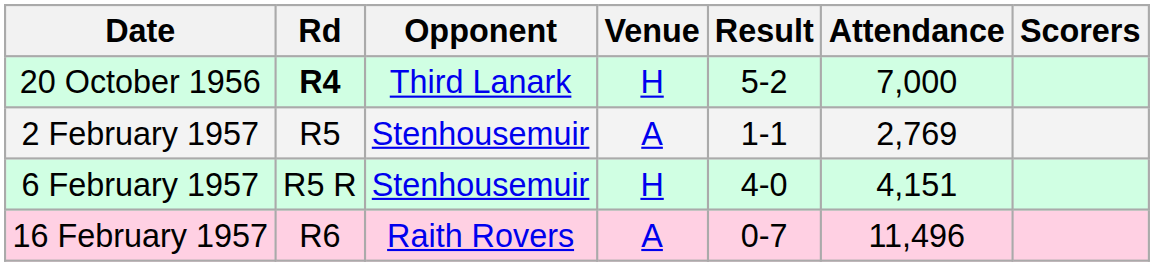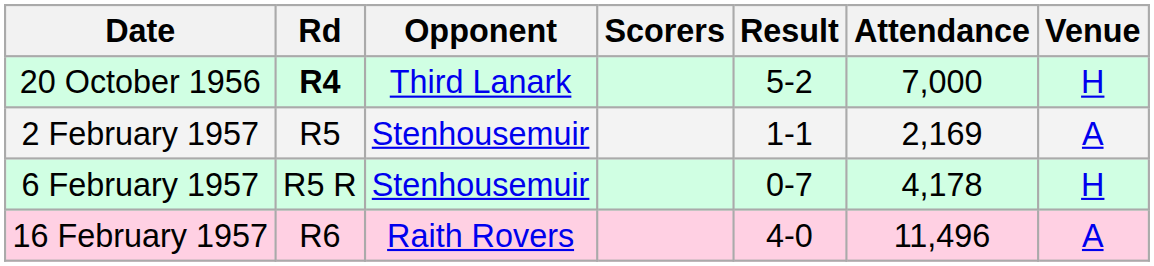columns swapped: (652, 31) <-> (1080, 31)
(917, 133) 2,769 -> (942, 133) 2,169
(764, 185) 4-0 -> (789, 185) 0-7
(917, 185) 4,151 -> (942, 185) 4,178
(764, 236) 0-7 -> (789, 236) 4-0
